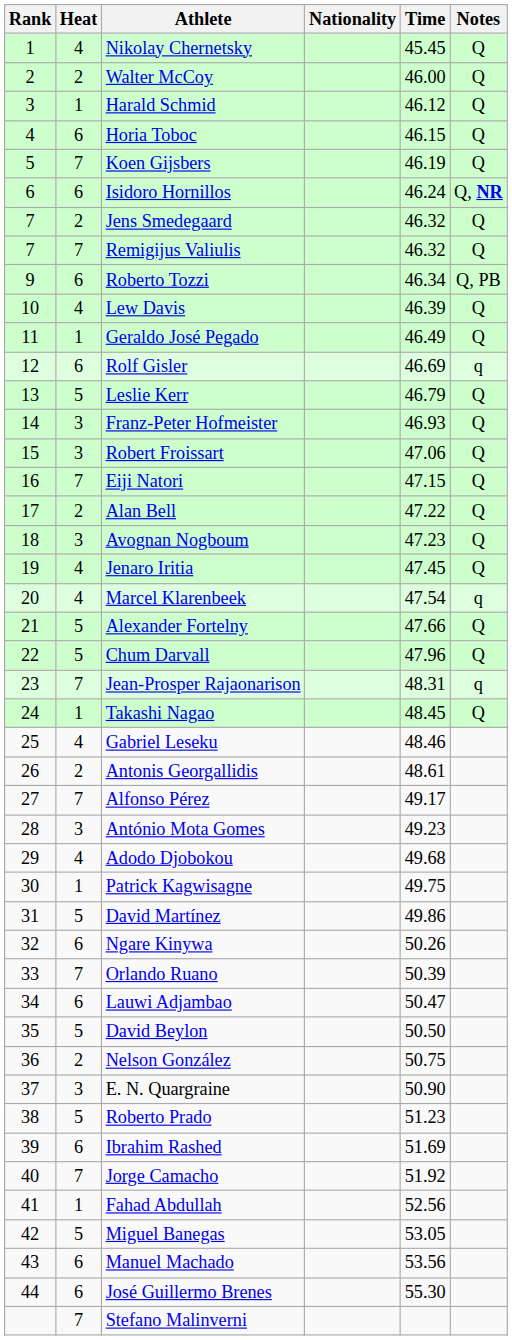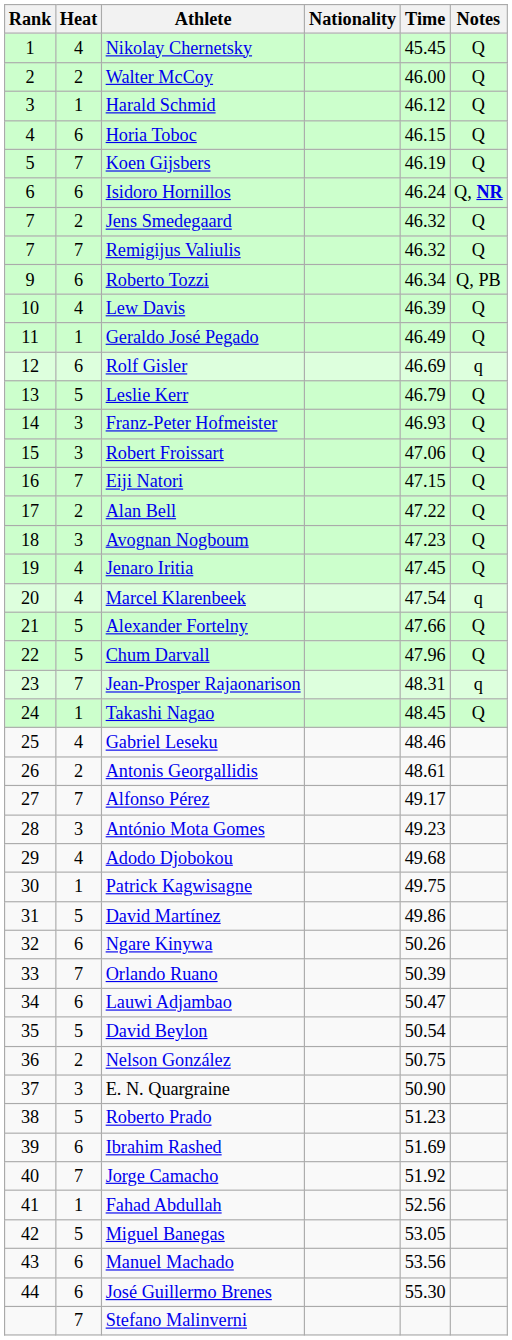(425, 1031) 50.50 -> (425, 1031) 50.54
